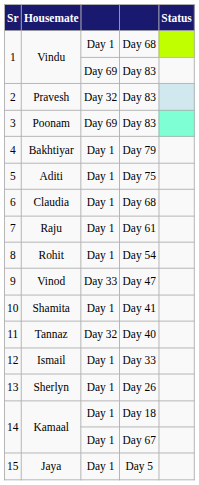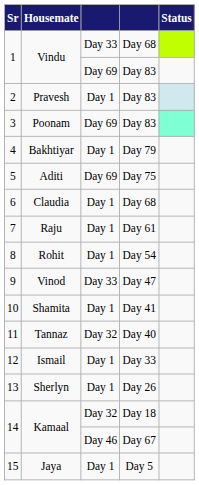(101, 44) Day 1 -> (101, 44) Day 33
(101, 96) Day 32 -> (101, 96) Day 1
(101, 176) Day 1 -> (101, 176) Day 69
(101, 413) Day 1 -> (101, 413) Day 32
(101, 440) Day 1 -> (101, 440) Day 46
